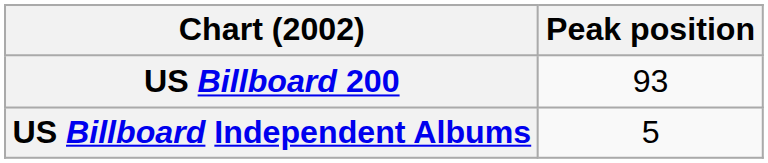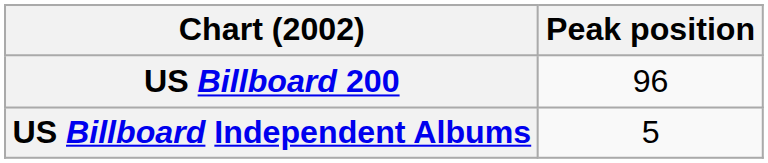(651, 81) 93 -> (651, 81) 96
